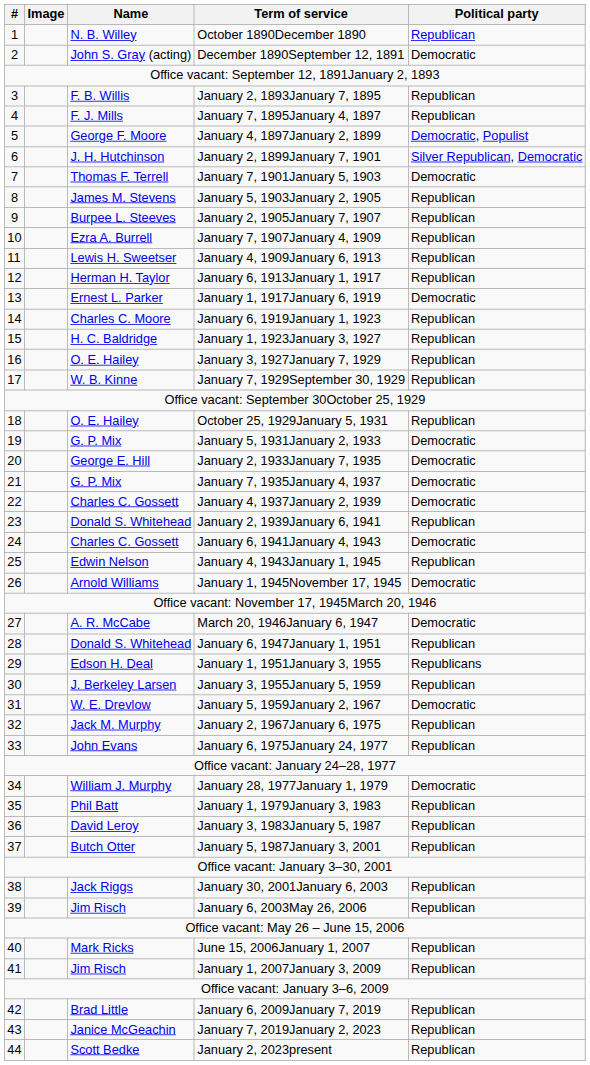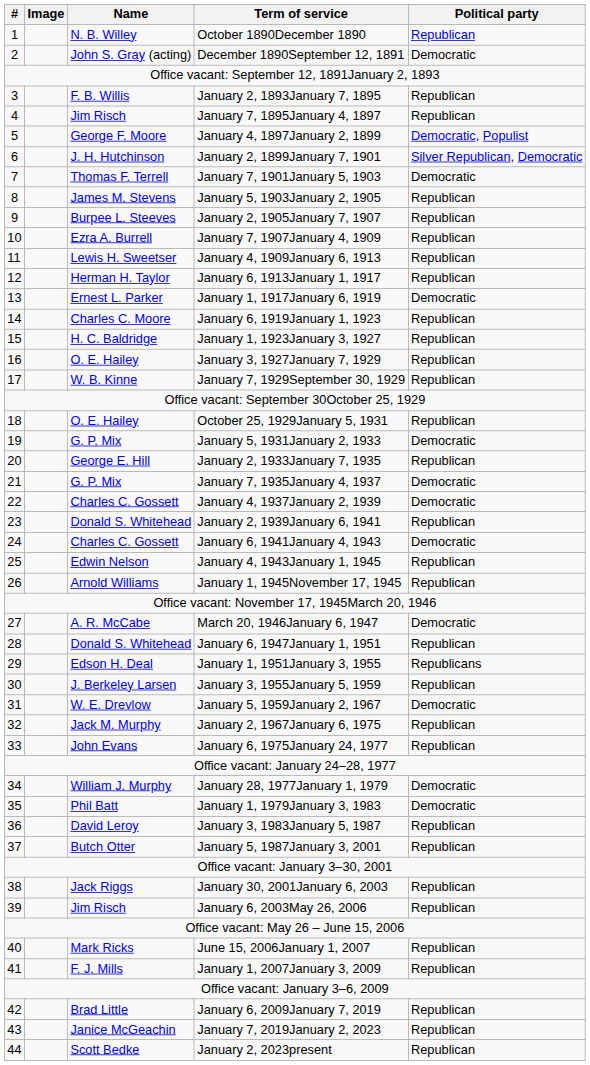(97, 116) F. J. Mills -> (98, 116) Jim Risch
(443, 461) Democratic -> (443, 461) Republican
(443, 583) Democratic -> (443, 583) Republican
(443, 806) Republican -> (443, 806) Democratic
(98, 968) Jim Risch -> (97, 968) F. J. Mills
